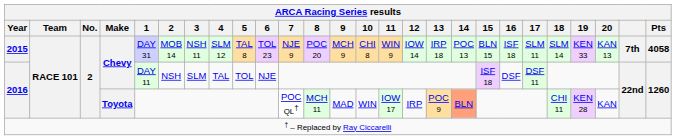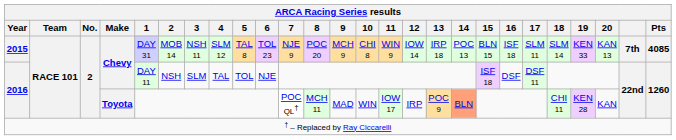(659, 49) 4058 -> (659, 49) 4085
